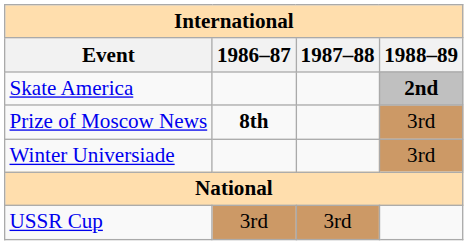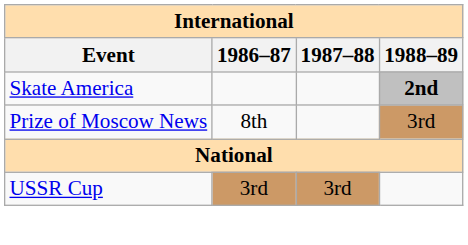(254, 121) bold -> (254, 121) normal
- row: (92, 155)
